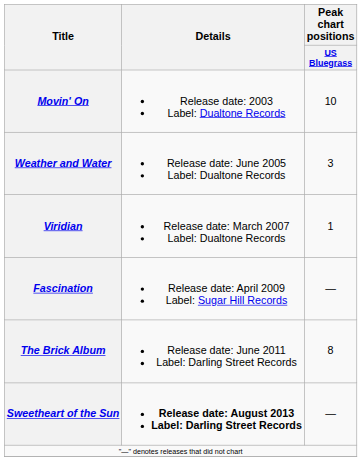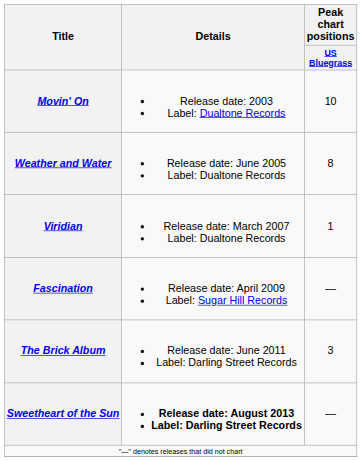(331, 163) 3 -> (331, 163) 8
(331, 351) 8 -> (331, 351) 3
